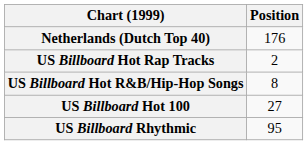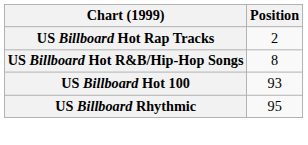- row: (126, 38)
(275, 106) 27 -> (275, 83) 93
